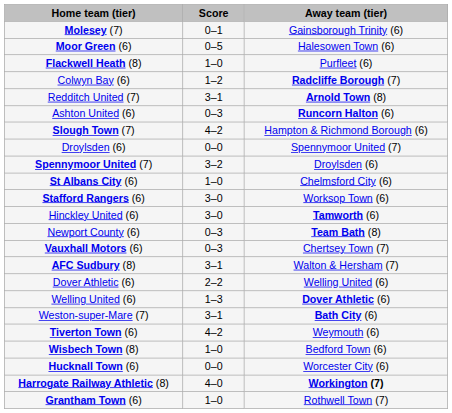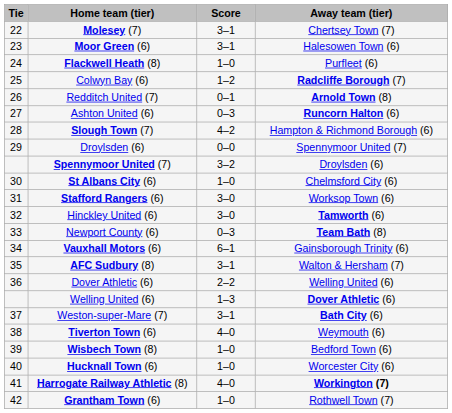+ column: (16, 13)
(214, 30) 0–1 -> (226, 30) 3–1
(346, 30) Gainsborough Trinity (6) -> (351, 30) Chertsey Town (7)
(214, 47) 0–5 -> (226, 47) 3–1
(214, 97) 3–1 -> (226, 97) 0–1
(214, 249) 0–3 -> (226, 249) 6–1
(346, 249) Chertsey Town (7) -> (351, 249) Gainsborough Trinity (6)
(214, 333) 4–2 -> (226, 333) 4–0
(214, 367) 0–0 -> (226, 367) 1–0
